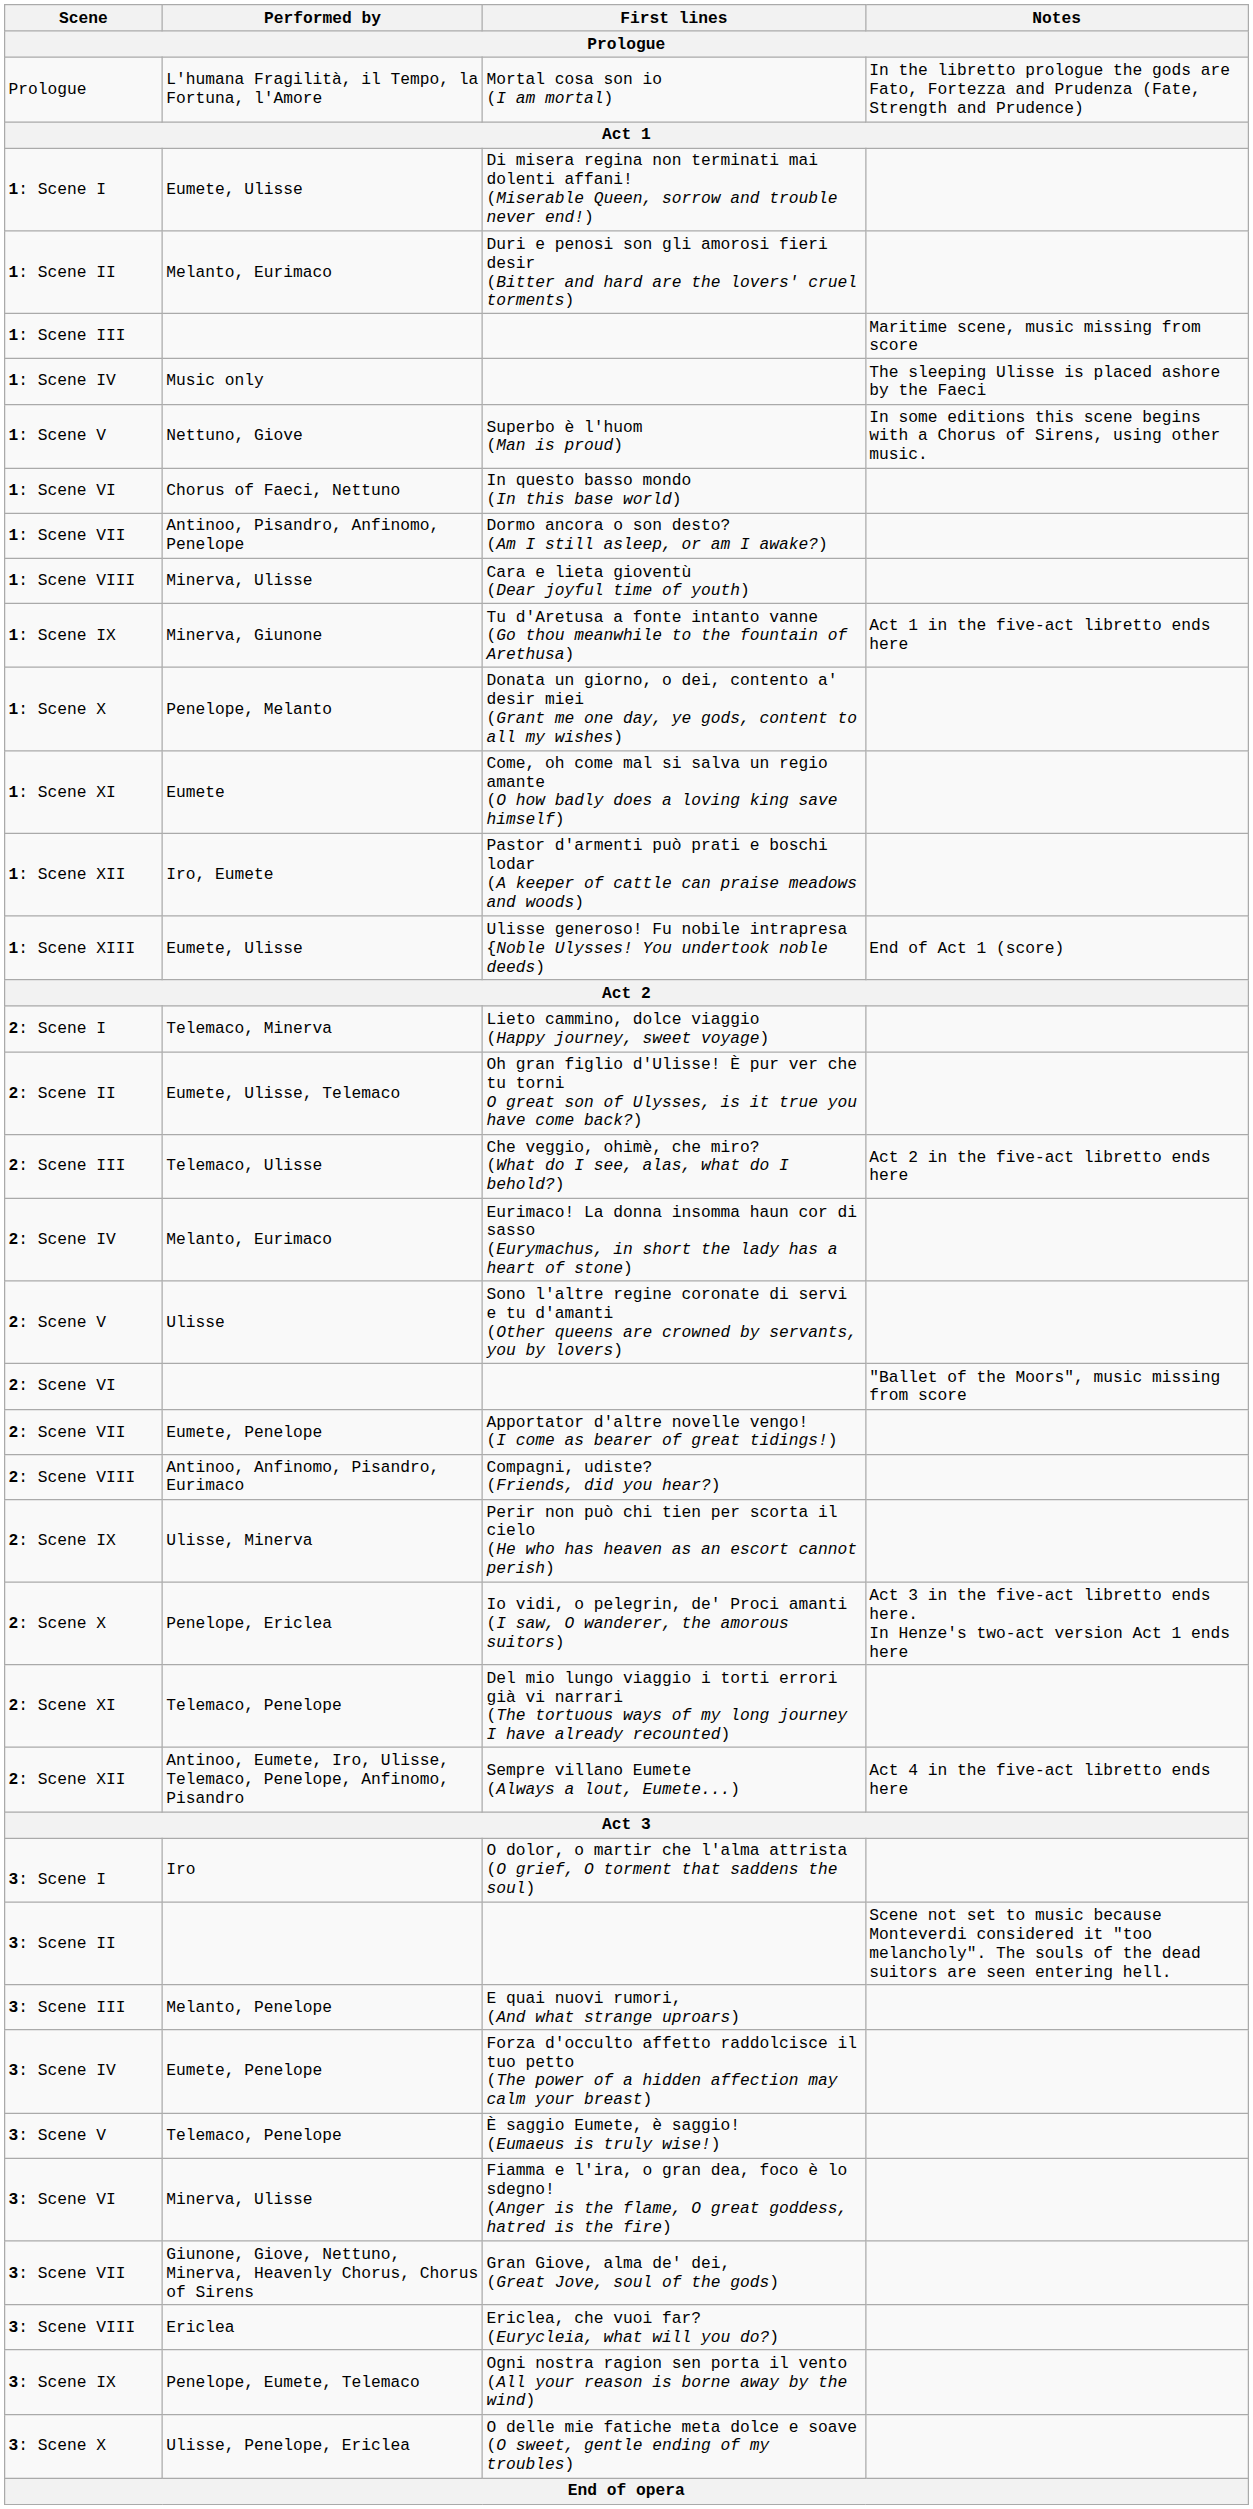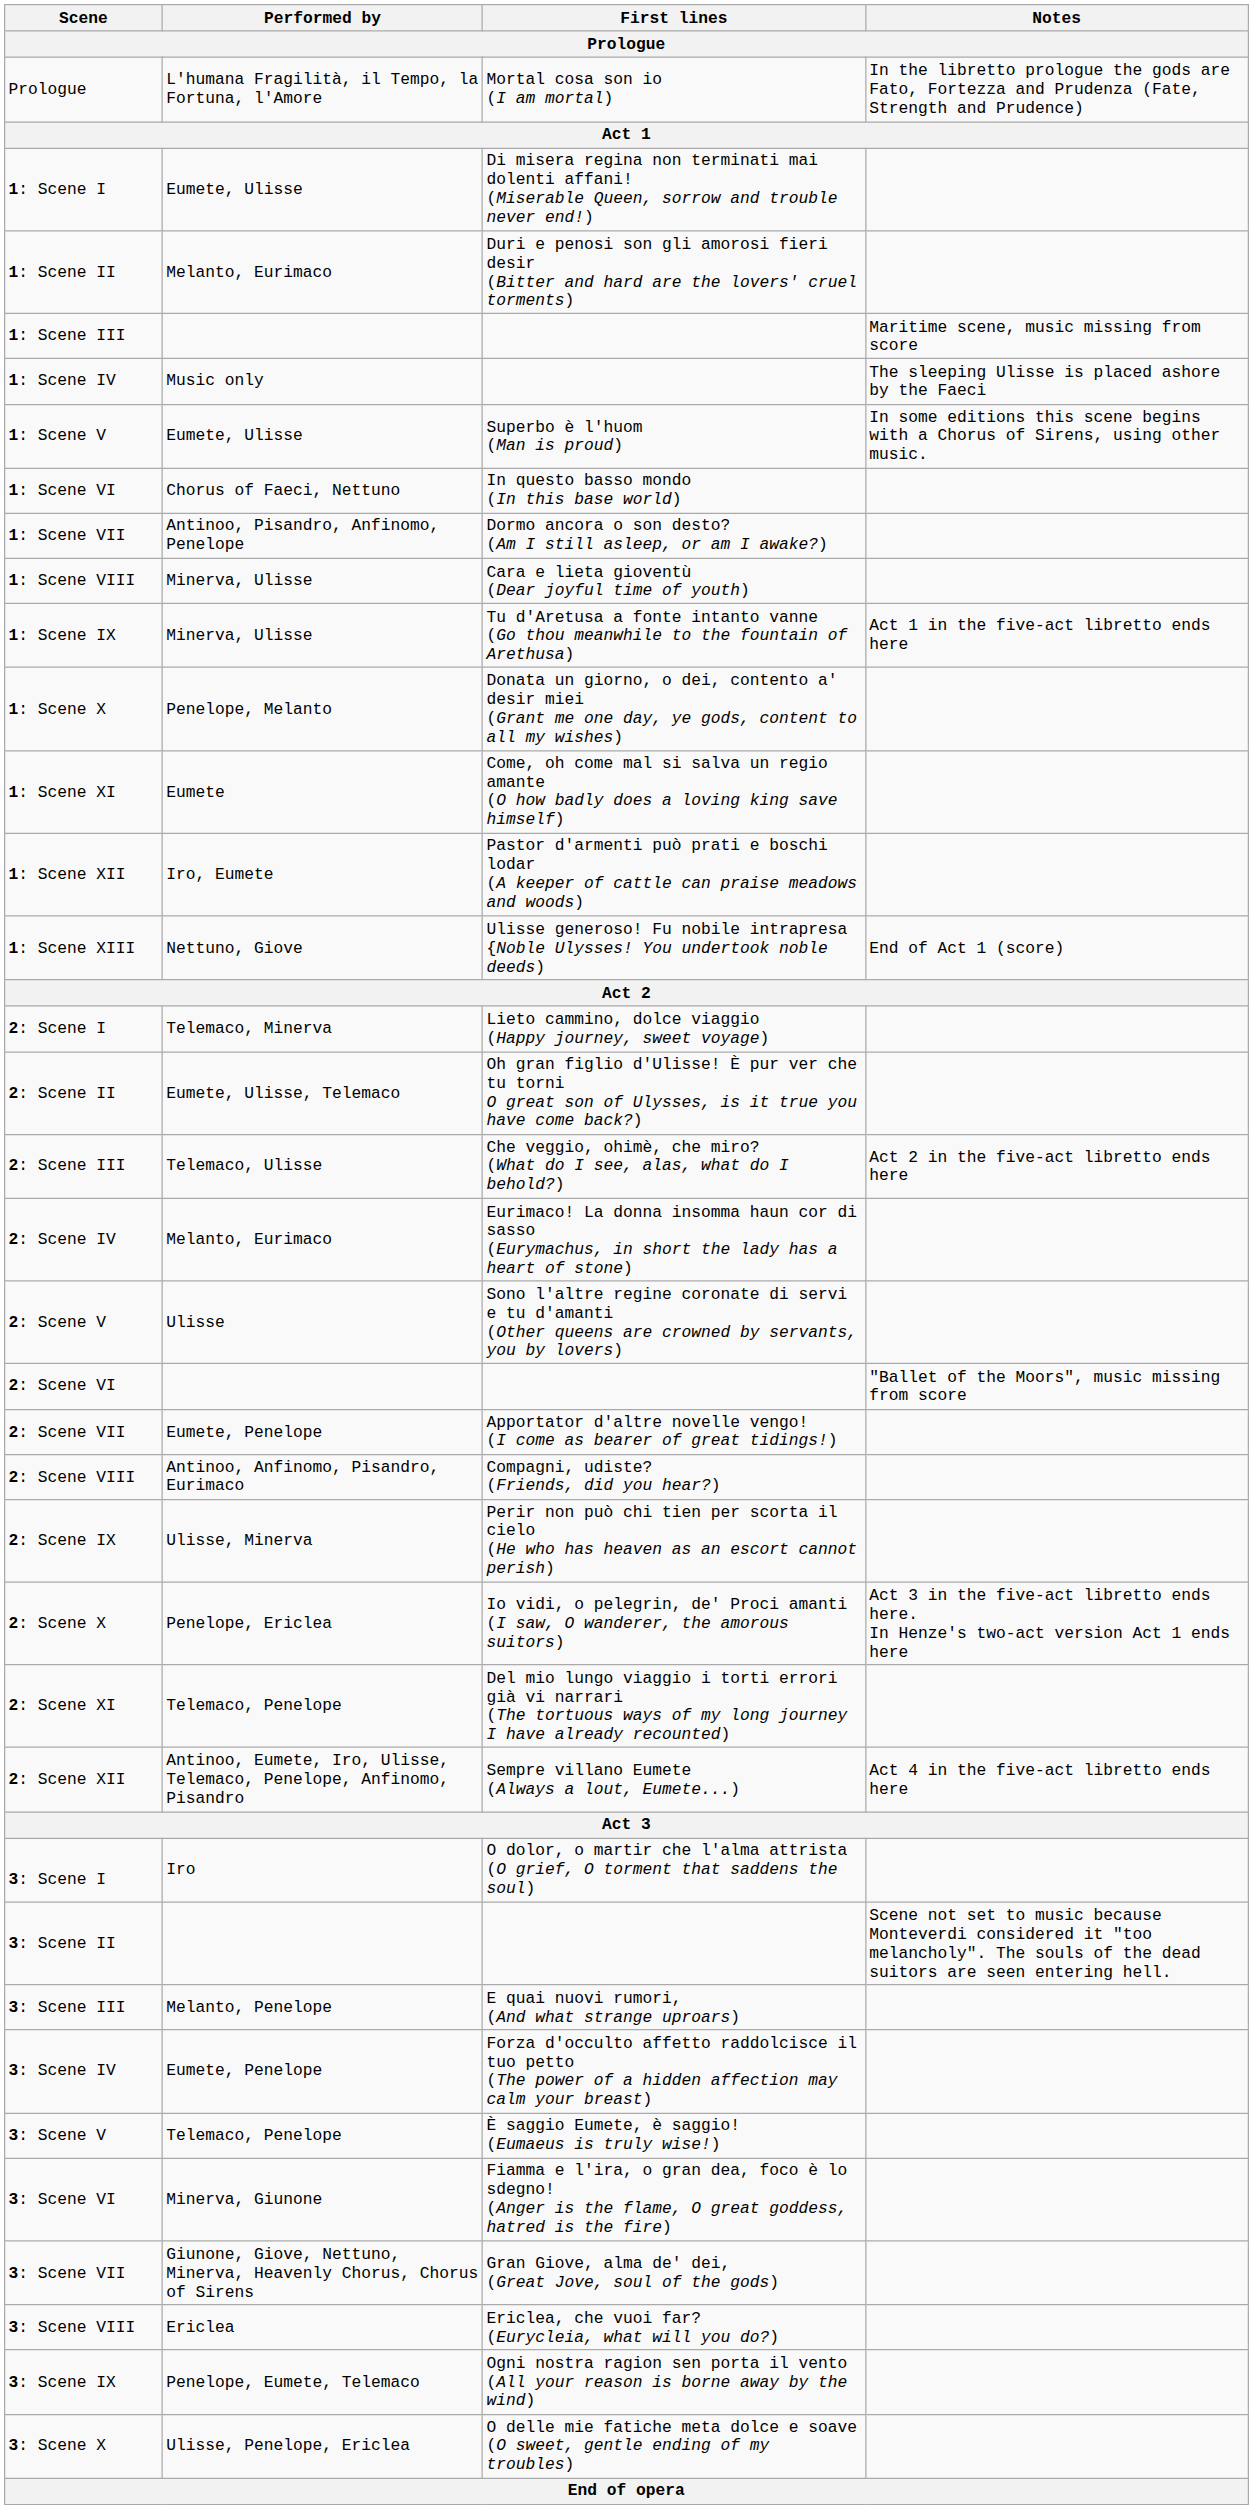(234, 436) Nettuno, Giove -> (234, 436) Eumete, Ulisse
(244, 636) Minerva, Giunone -> (239, 636) Minerva, Ulisse
(234, 948) Eumete, Ulisse -> (234, 948) Nettuno, Giove
(239, 2199) Minerva, Ulisse -> (244, 2199) Minerva, Giunone
